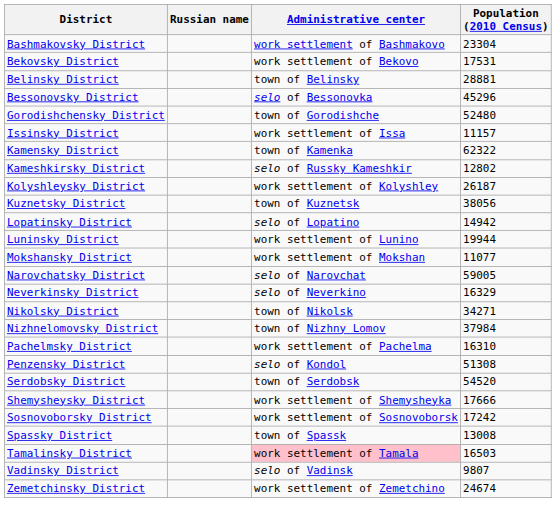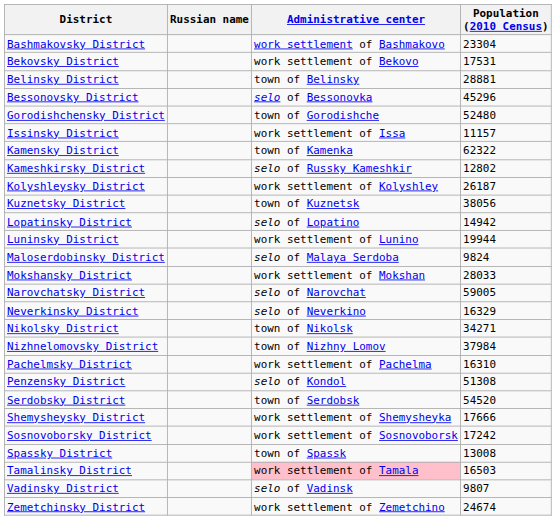+ row: (86, 257)
(480, 257) 11077 -> (480, 275) 28033
